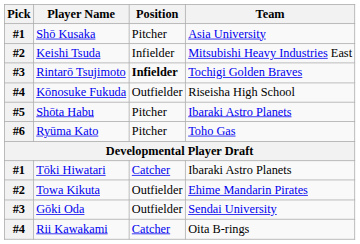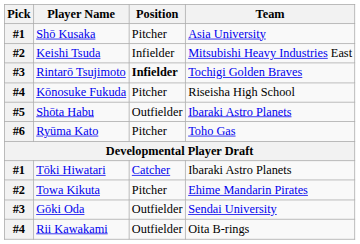(157, 92) Outfielder -> (149, 92) Pitcher
(149, 111) Pitcher -> (157, 111) Outfielder
(157, 190) Outfielder -> (149, 190) Pitcher
(151, 229) Catcher -> (157, 229) Outfielder
